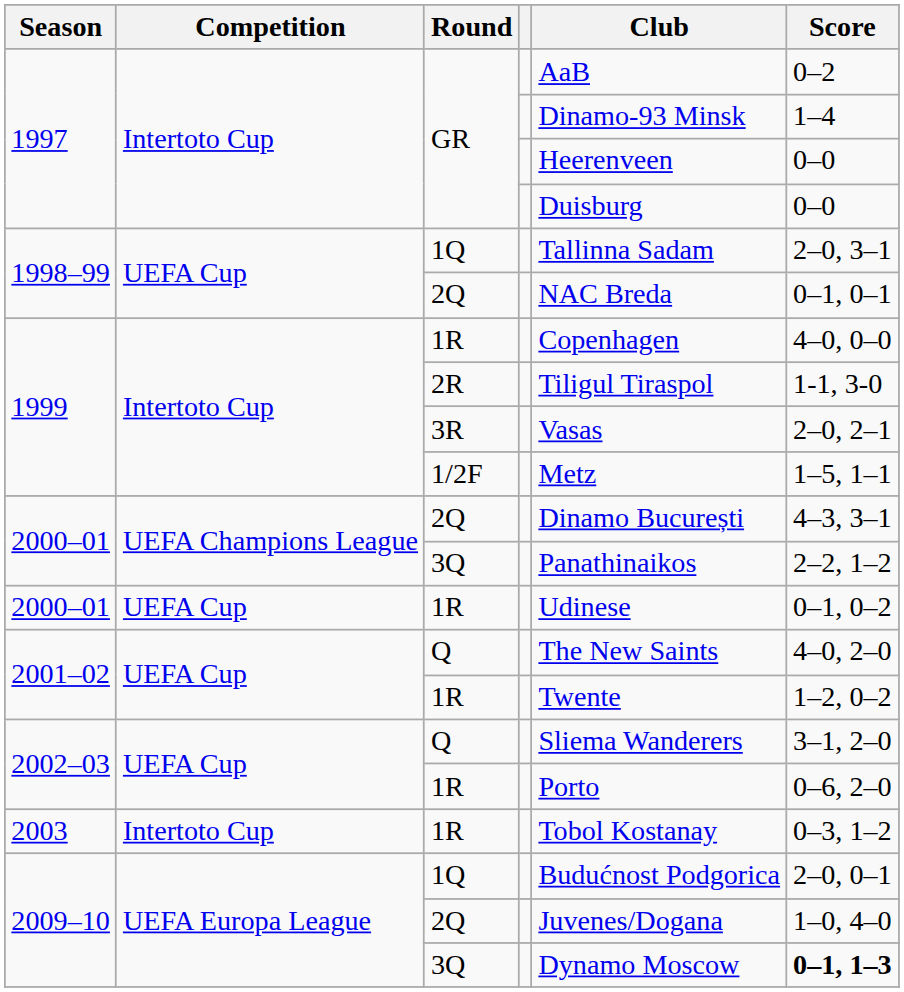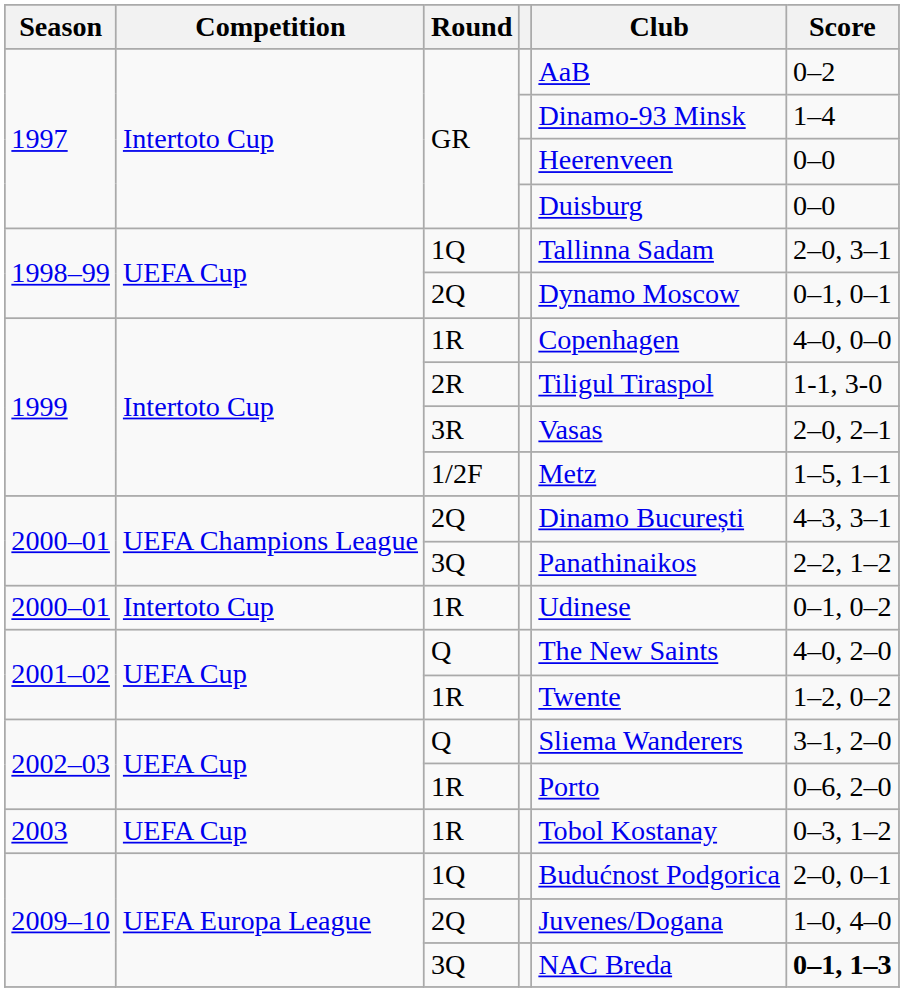(605, 294) NAC Breda -> (639, 294) Dynamo Moscow
(185, 607) UEFA Cup -> (198, 607) Intertoto Cup
(198, 830) Intertoto Cup -> (185, 830) UEFA Cup
(639, 964) Dynamo Moscow -> (605, 964) NAC Breda
